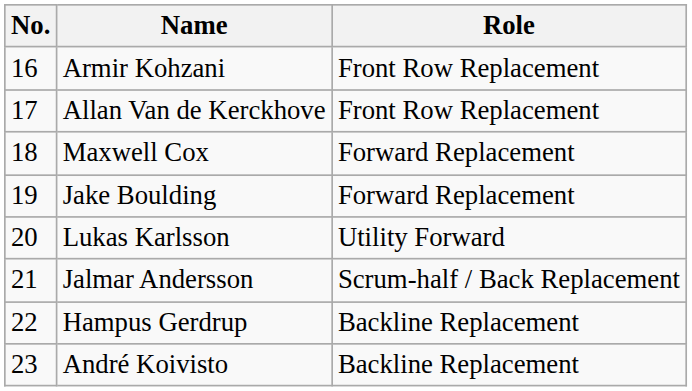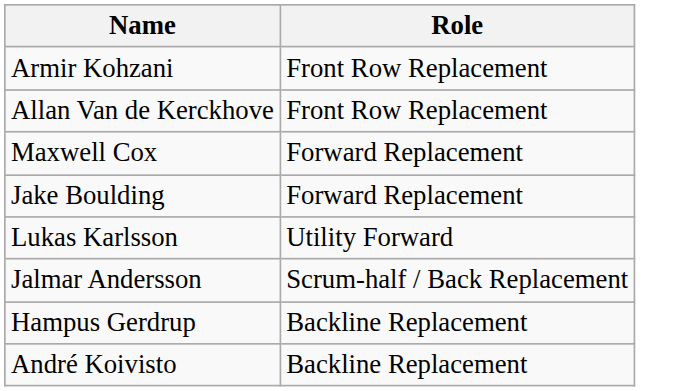- column: (31, 25)
